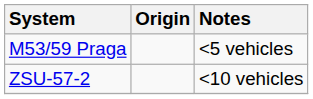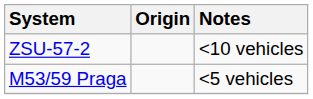rows swapped: (49, 78) <-> (68, 49)
